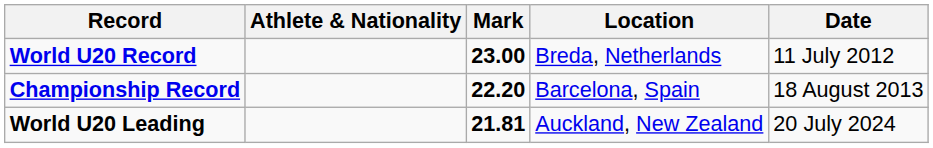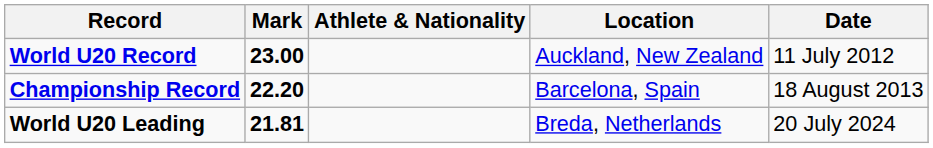columns swapped: (356, 21) <-> (498, 21)
(628, 55) Breda, Netherlands -> (649, 55) Auckland, New Zealand
(649, 124) Auckland, New Zealand -> (628, 124) Breda, Netherlands
